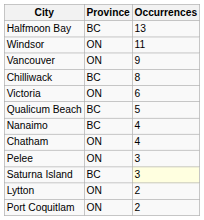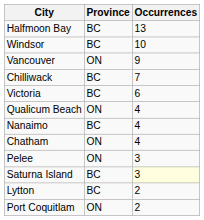(94, 45) ON -> (94, 45) BC
(140, 45) 11 -> (140, 45) 10
(137, 77) 8 -> (137, 77) 7
(94, 93) ON -> (94, 93) BC
(94, 110) BC -> (94, 110) ON
(137, 110) 5 -> (137, 110) 4
(94, 191) ON -> (94, 191) BC
